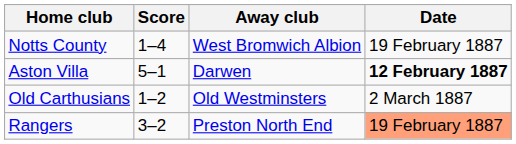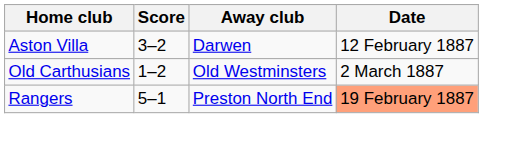- row: (57, 44)
(152, 71) 5–1 -> (152, 44) 3–2
(438, 71) bold -> (407, 44) normal
(152, 125) 3–2 -> (152, 98) 5–1
